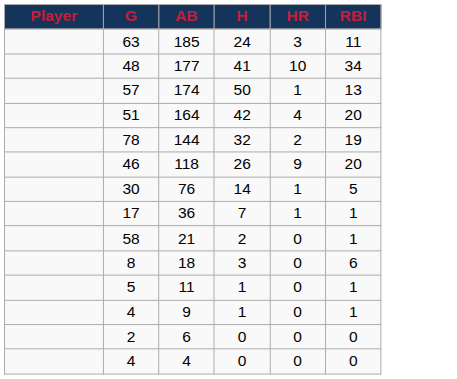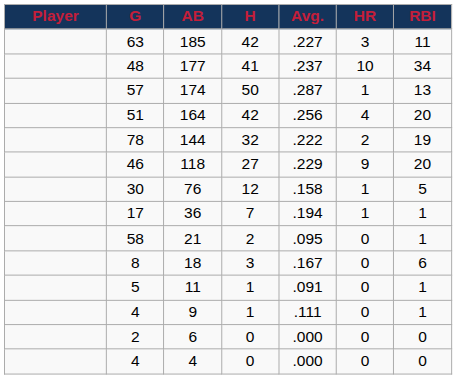+ column: (308, 16)
(242, 41) 24 -> (250, 41) 42
(242, 164) 26 -> (250, 164) 27
(242, 189) 14 -> (250, 189) 12
